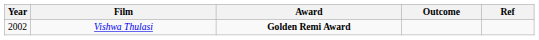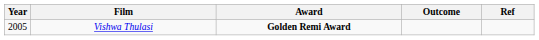(18, 27) 2002 -> (18, 27) 2005
